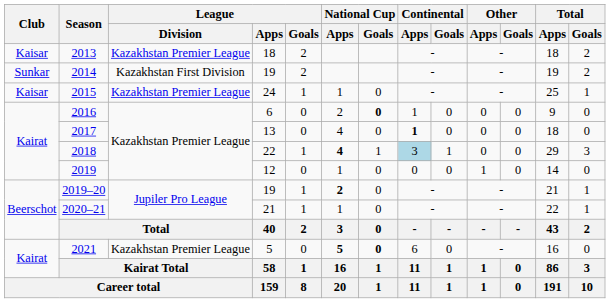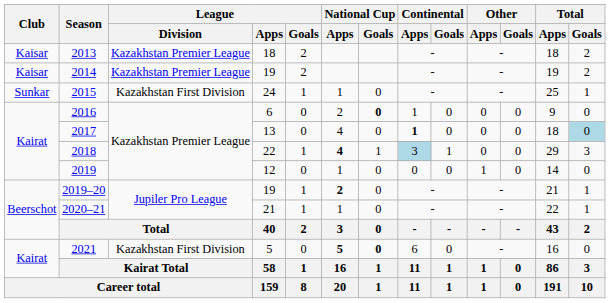(32, 72) Sunkar -> (32, 72) Kaisar
(180, 72) Kazakhstan First Division -> (180, 72) Kazakhstan Premier League
(32, 92) Kaisar -> (32, 92) Sunkar
(180, 92) Kazakhstan Premier League -> (180, 92) Kazakhstan First Division
(587, 131) no background -> (587, 131) lightblue background
(180, 248) Kazakhstan Premier League -> (180, 248) Kazakhstan First Division
